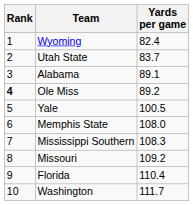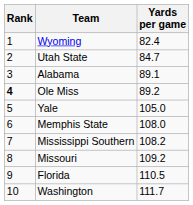(149, 58) 83.7 -> (149, 58) 84.7
(152, 108) 100.5 -> (152, 108) 105.0
(152, 141) 108.3 -> (152, 141) 108.2
(152, 175) 110.4 -> (152, 175) 110.5
